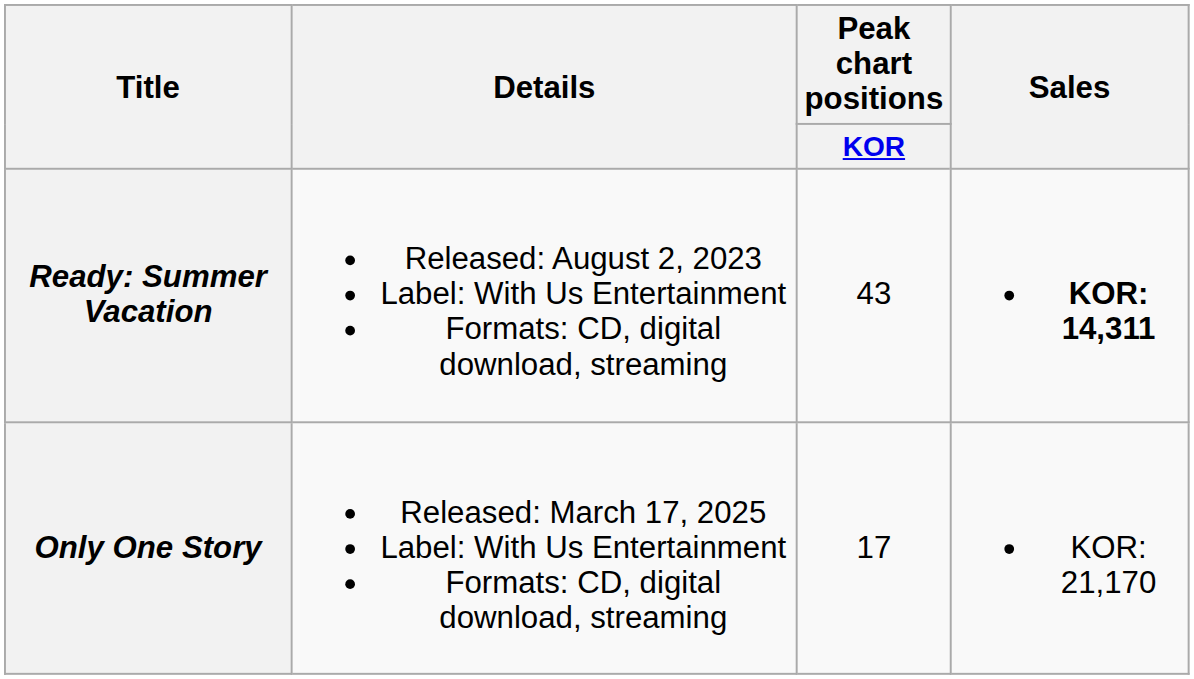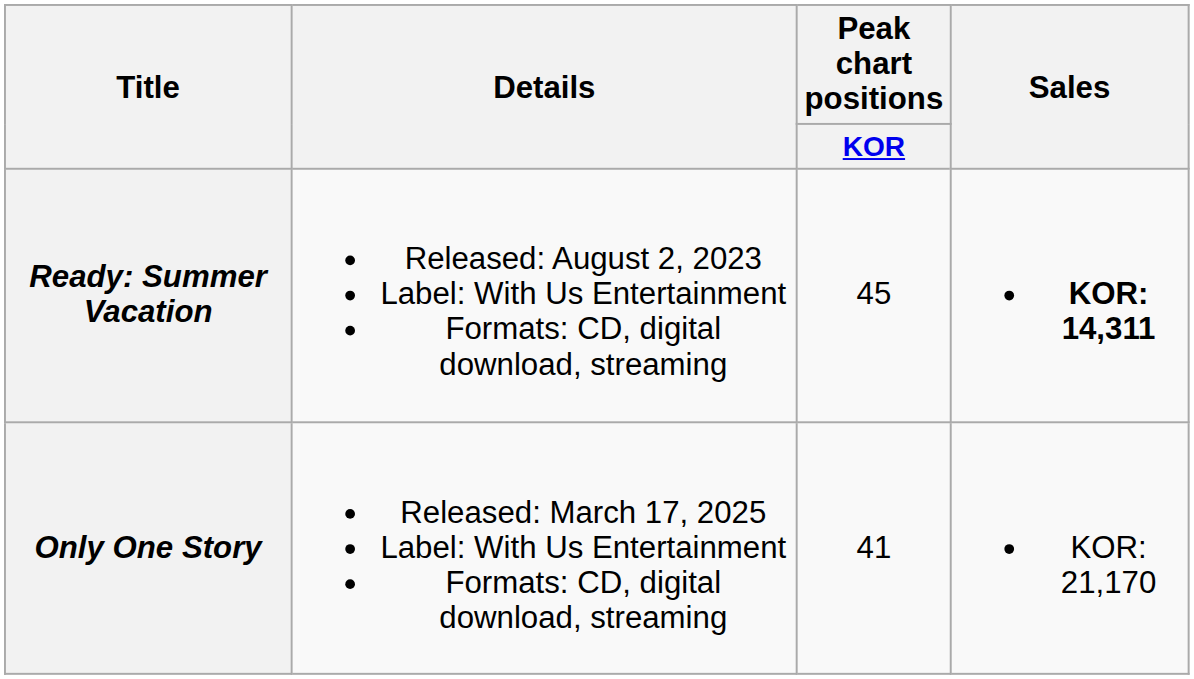(874, 294) 43 -> (874, 294) 45
(874, 546) 17 -> (874, 546) 41
